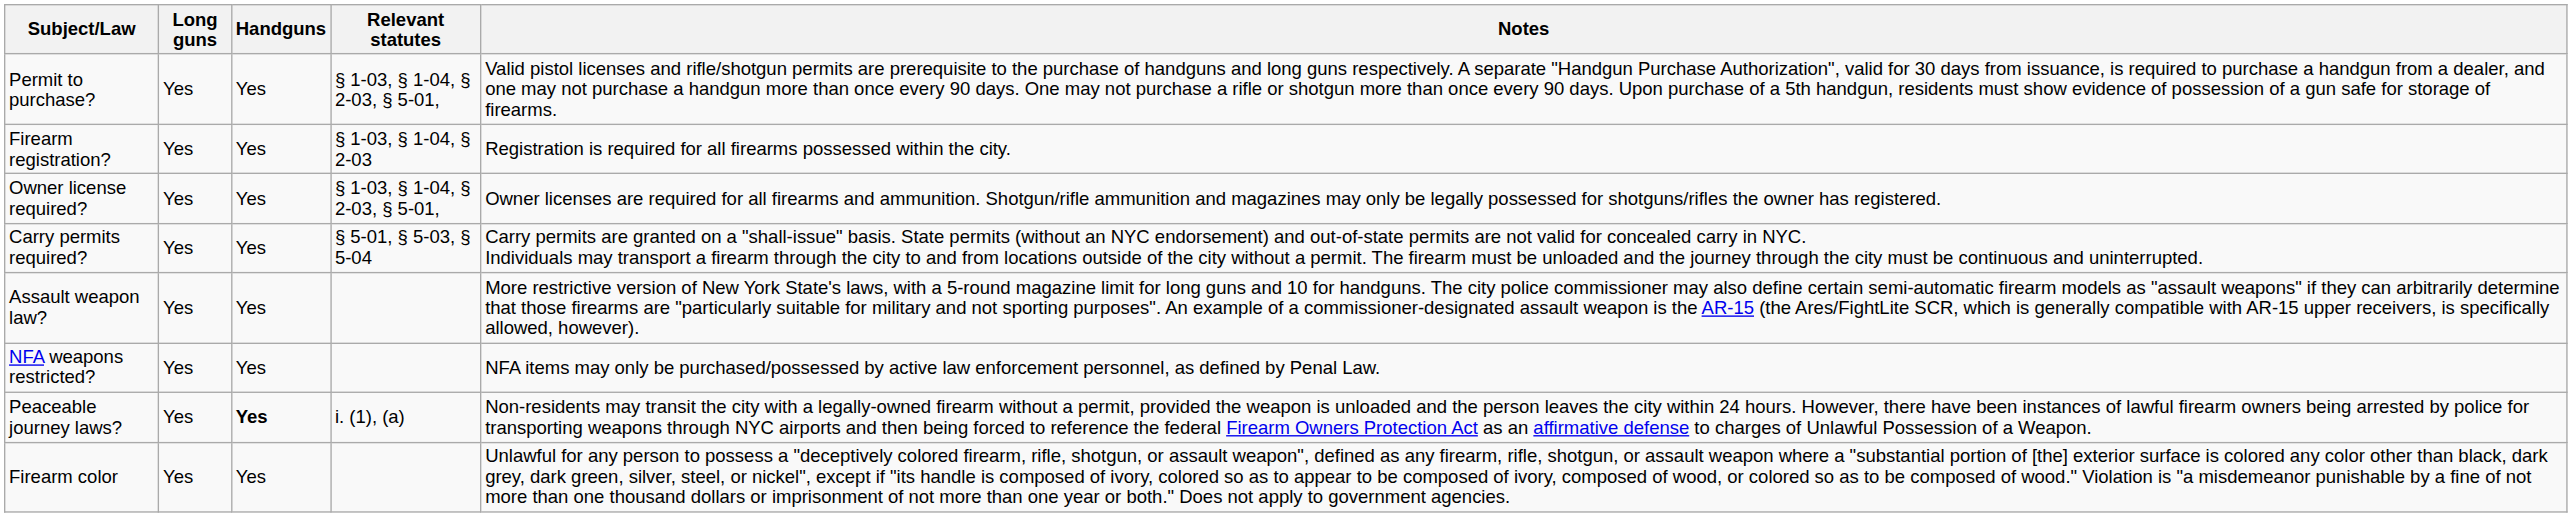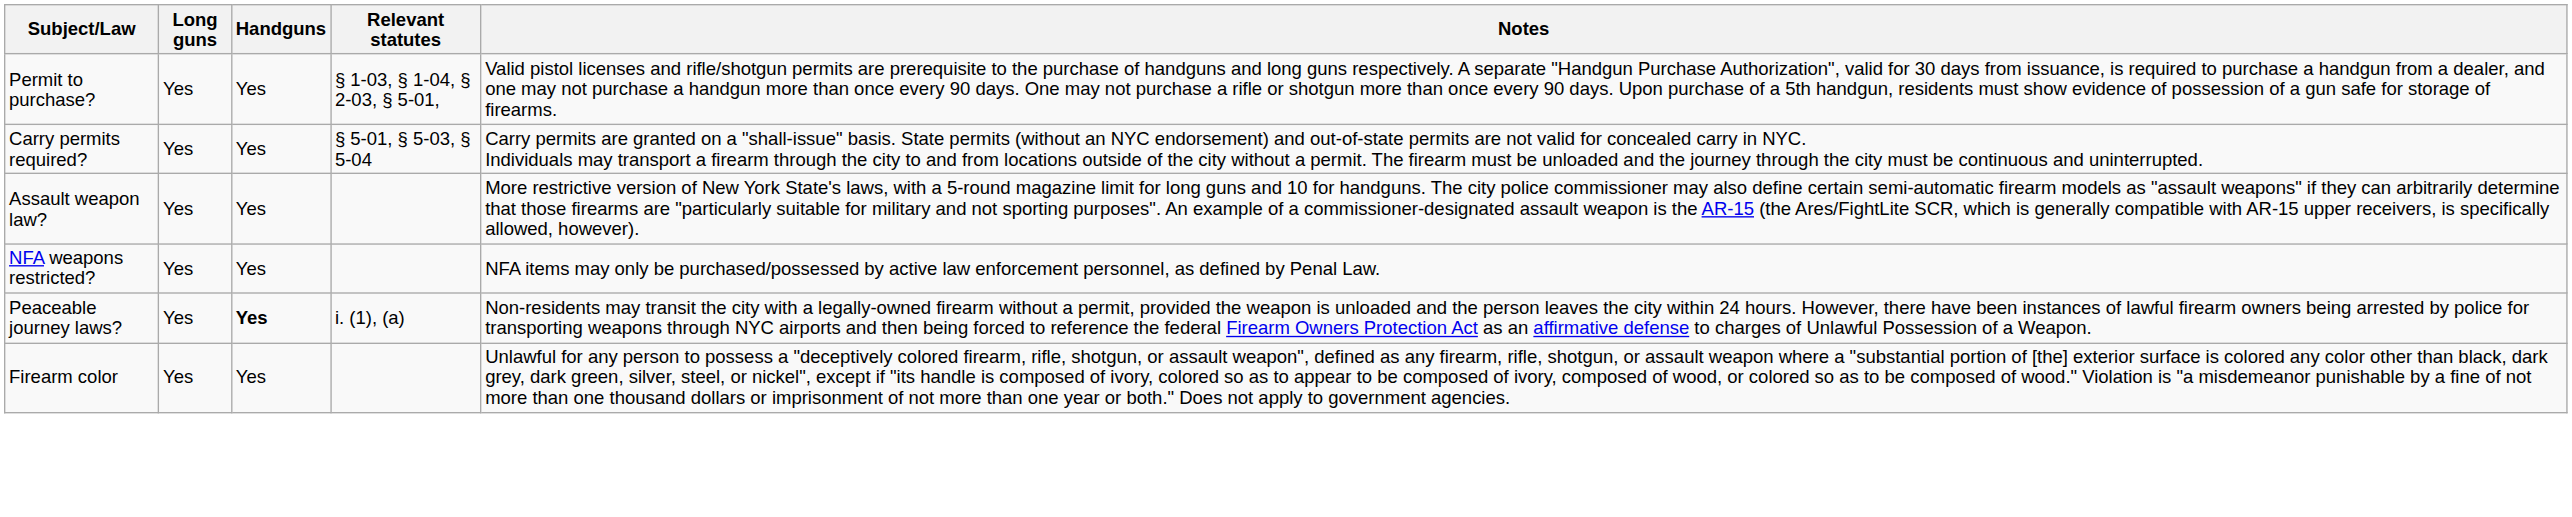- row: (60, 149)
- row: (68, 198)
